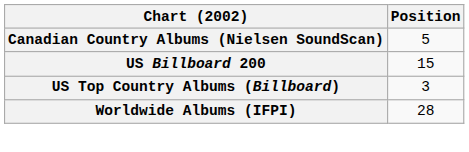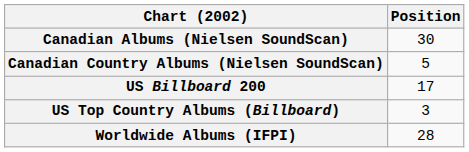+ row: (196, 40)
(426, 64) 15 -> (426, 88) 17
